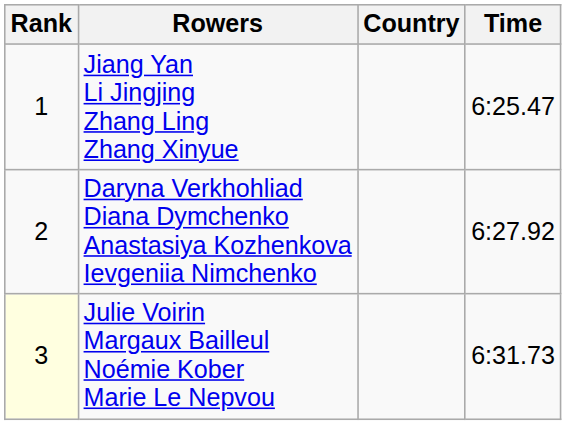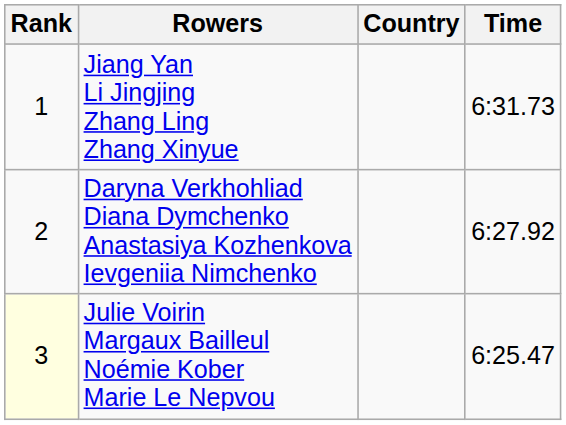(513, 106) 6:25.47 -> (513, 106) 6:31.73
(513, 355) 6:31.73 -> (513, 355) 6:25.47
